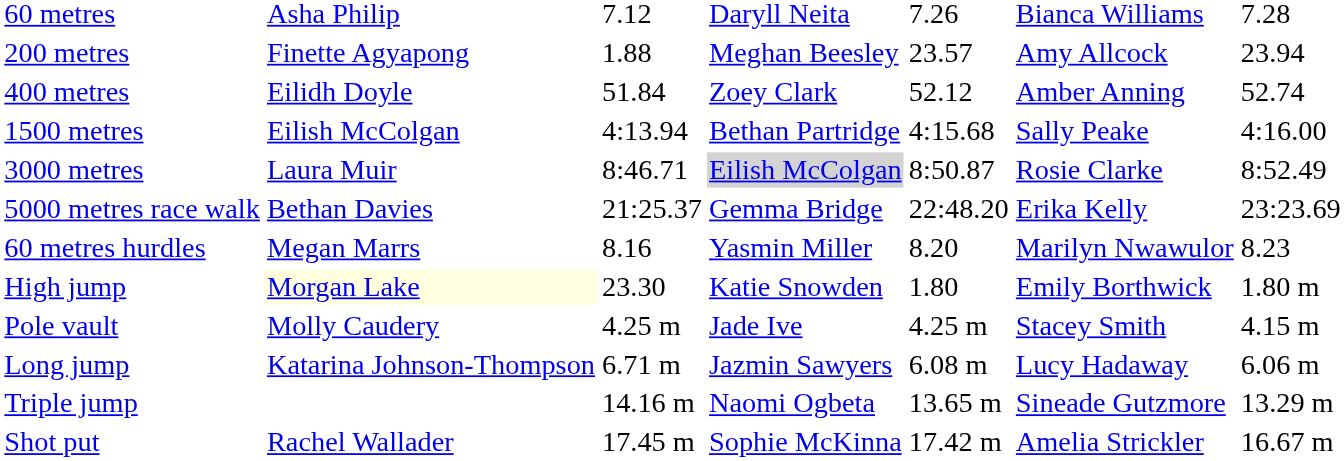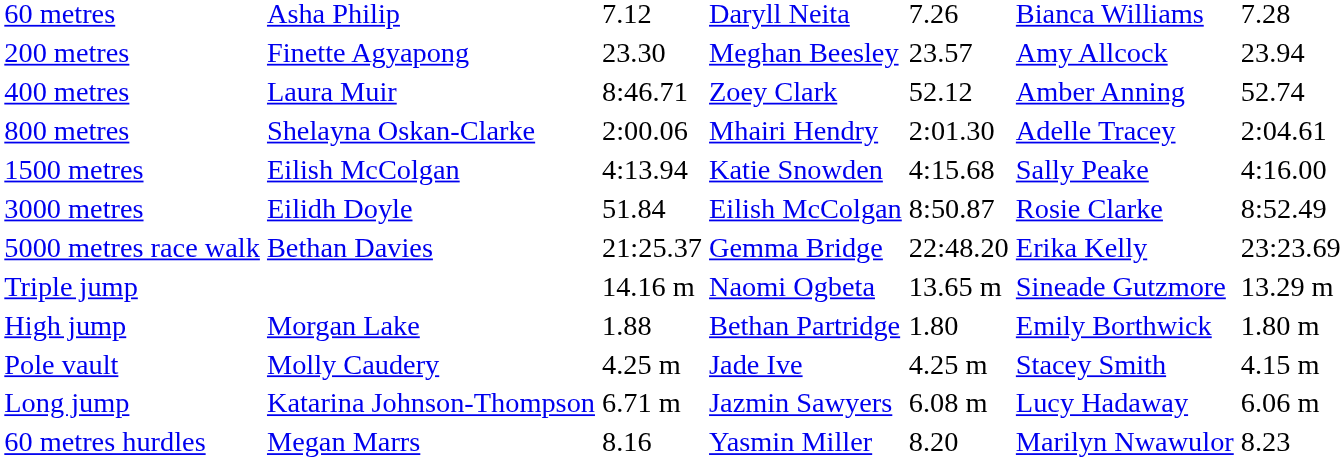(627, 52) 1.88 -> (634, 52) 23.30
(340, 91) Eilidh Doyle -> (332, 91) Laura Muir
(634, 91) 51.84 -> (645, 91) 8:46.71
+ row: (67, 130)
(805, 130) Bethan Partridge -> (796, 169) Katie Snowden
(332, 169) Laura Muir -> (340, 208) Eilidh Doyle
(645, 169) 8:46.71 -> (634, 208) 51.84
(805, 169) lightgrey background -> (805, 208) no background
rows swapped: (105, 247) <-> (71, 403)
(343, 286) lightyellow background -> (343, 325) no background
(634, 286) 23.30 -> (627, 325) 1.88
(796, 286) Katie Snowden -> (805, 325) Bethan Partridge
- row: (52, 442)
